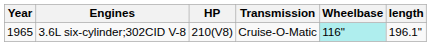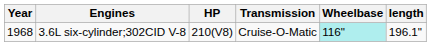(20, 32) 1965 -> (20, 32) 1968
